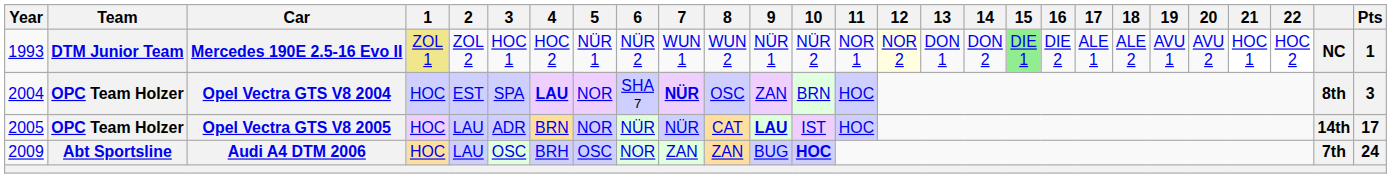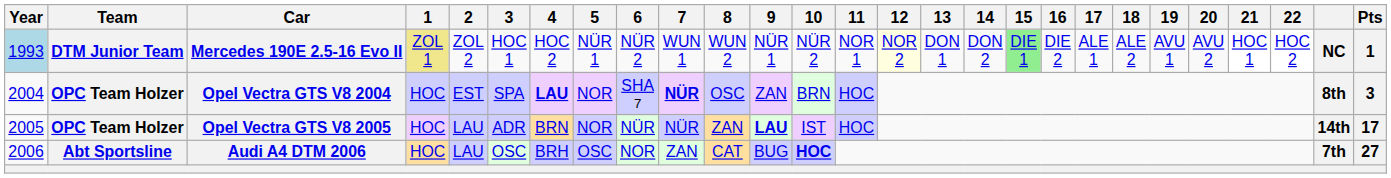(26, 51) no background -> (26, 51) lightblue background
(727, 127) CAT -> (727, 127) ZAN
(26, 152) 2009 -> (26, 152) 2006
(727, 152) ZAN -> (727, 152) CAT
(1370, 152) 24 -> (1370, 152) 27
